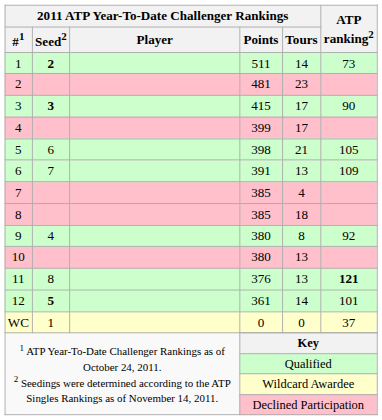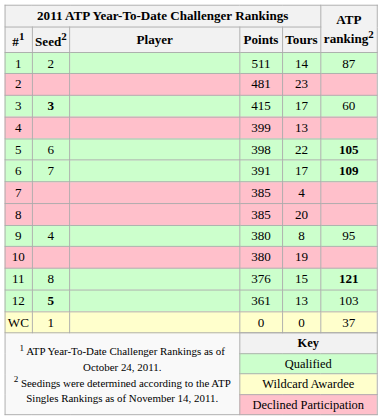(51, 63) bold -> (51, 63) normal
(349, 63) 73 -> (349, 63) 87
(349, 106) 90 -> (349, 106) 60
(301, 127) 17 -> (301, 127) 13
(301, 149) 21 -> (301, 149) 22
(349, 149) normal -> (349, 149) bold
(301, 171) 13 -> (301, 171) 17
(349, 171) normal -> (349, 171) bold
(301, 214) 18 -> (301, 214) 20
(349, 235) 92 -> (349, 235) 95
(301, 257) 13 -> (301, 257) 19
(301, 279) 13 -> (301, 279) 15
(301, 300) 14 -> (301, 300) 13
(349, 300) 101 -> (349, 300) 103
